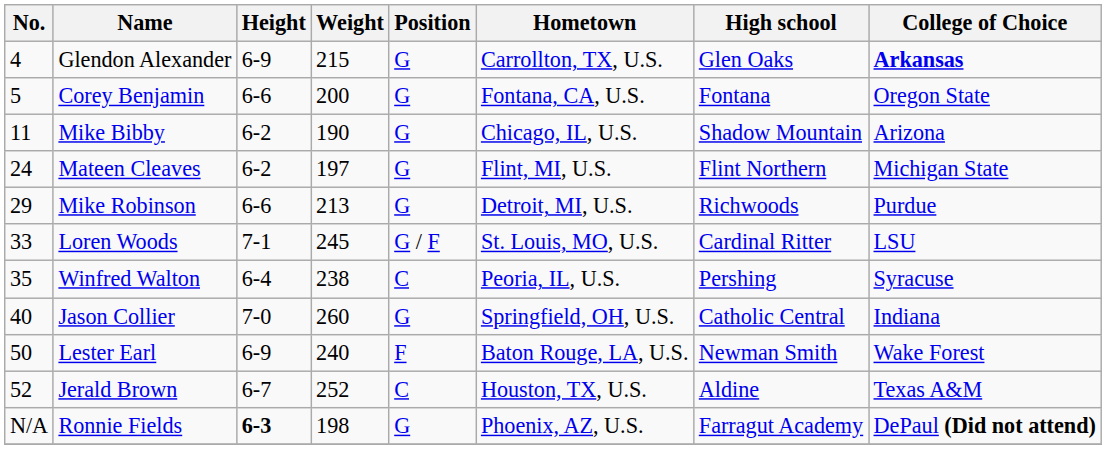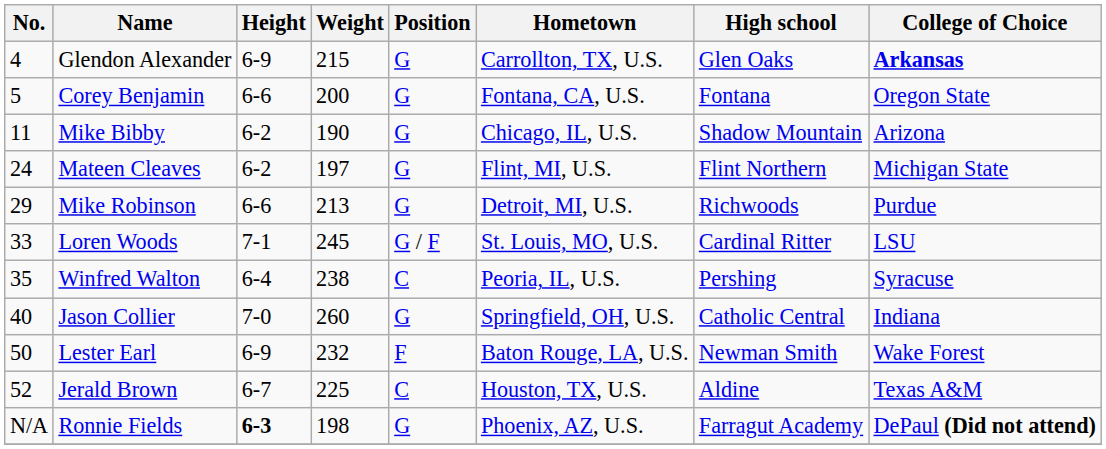(333, 352) 240 -> (333, 352) 232
(333, 388) 252 -> (333, 388) 225
